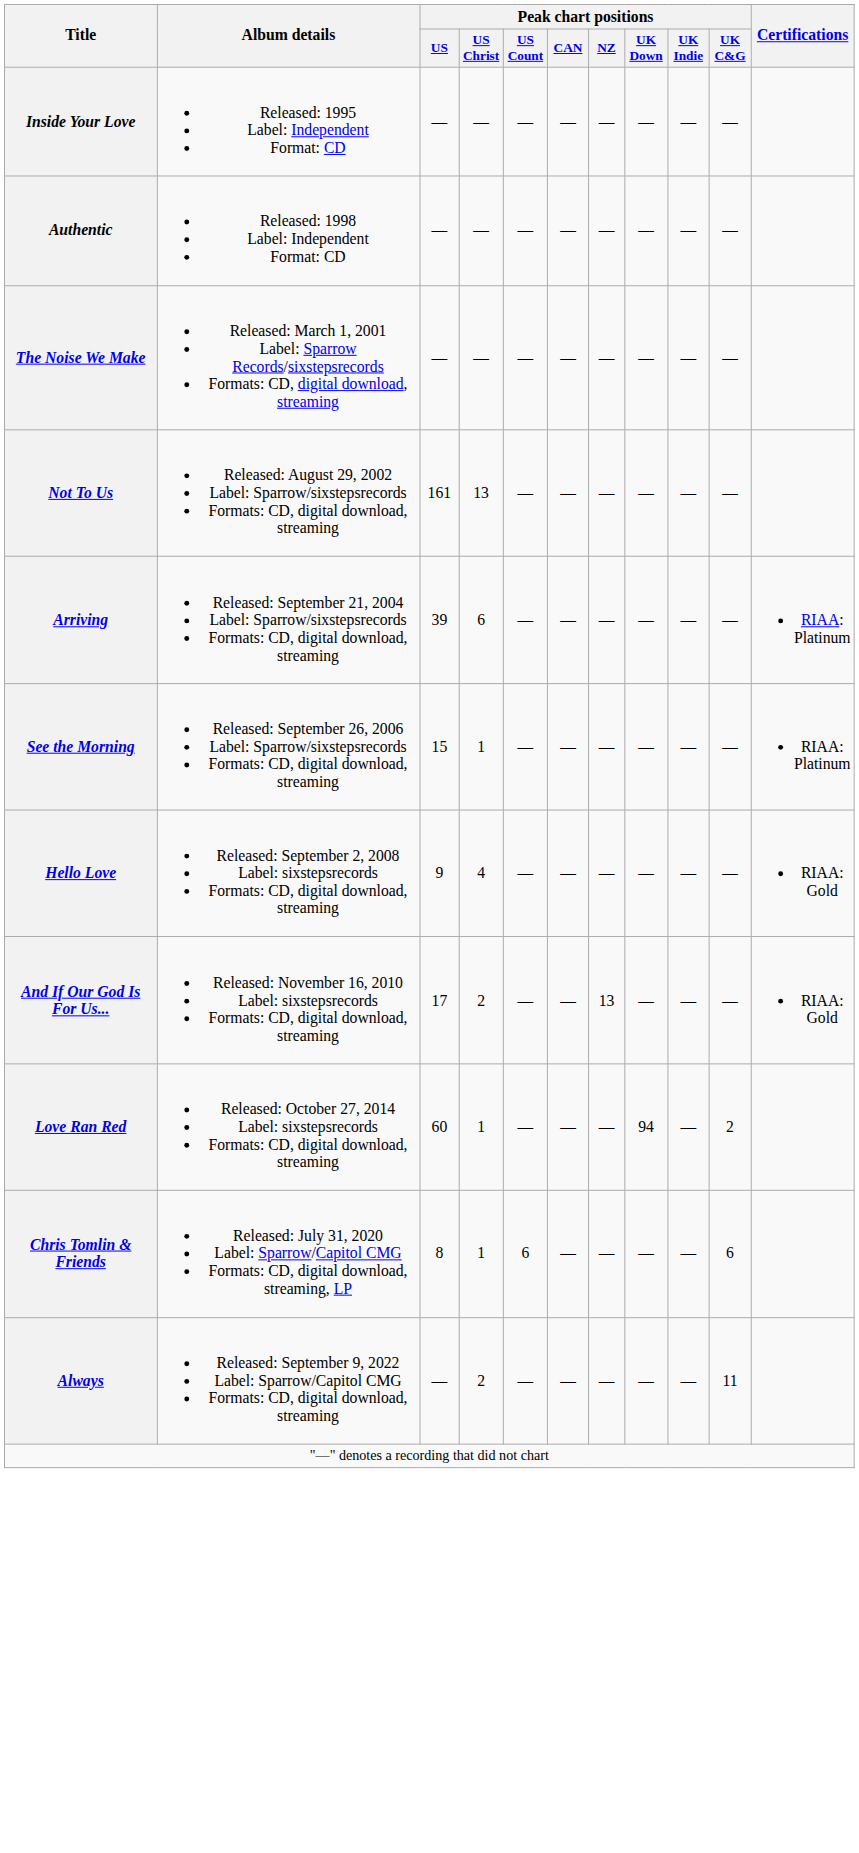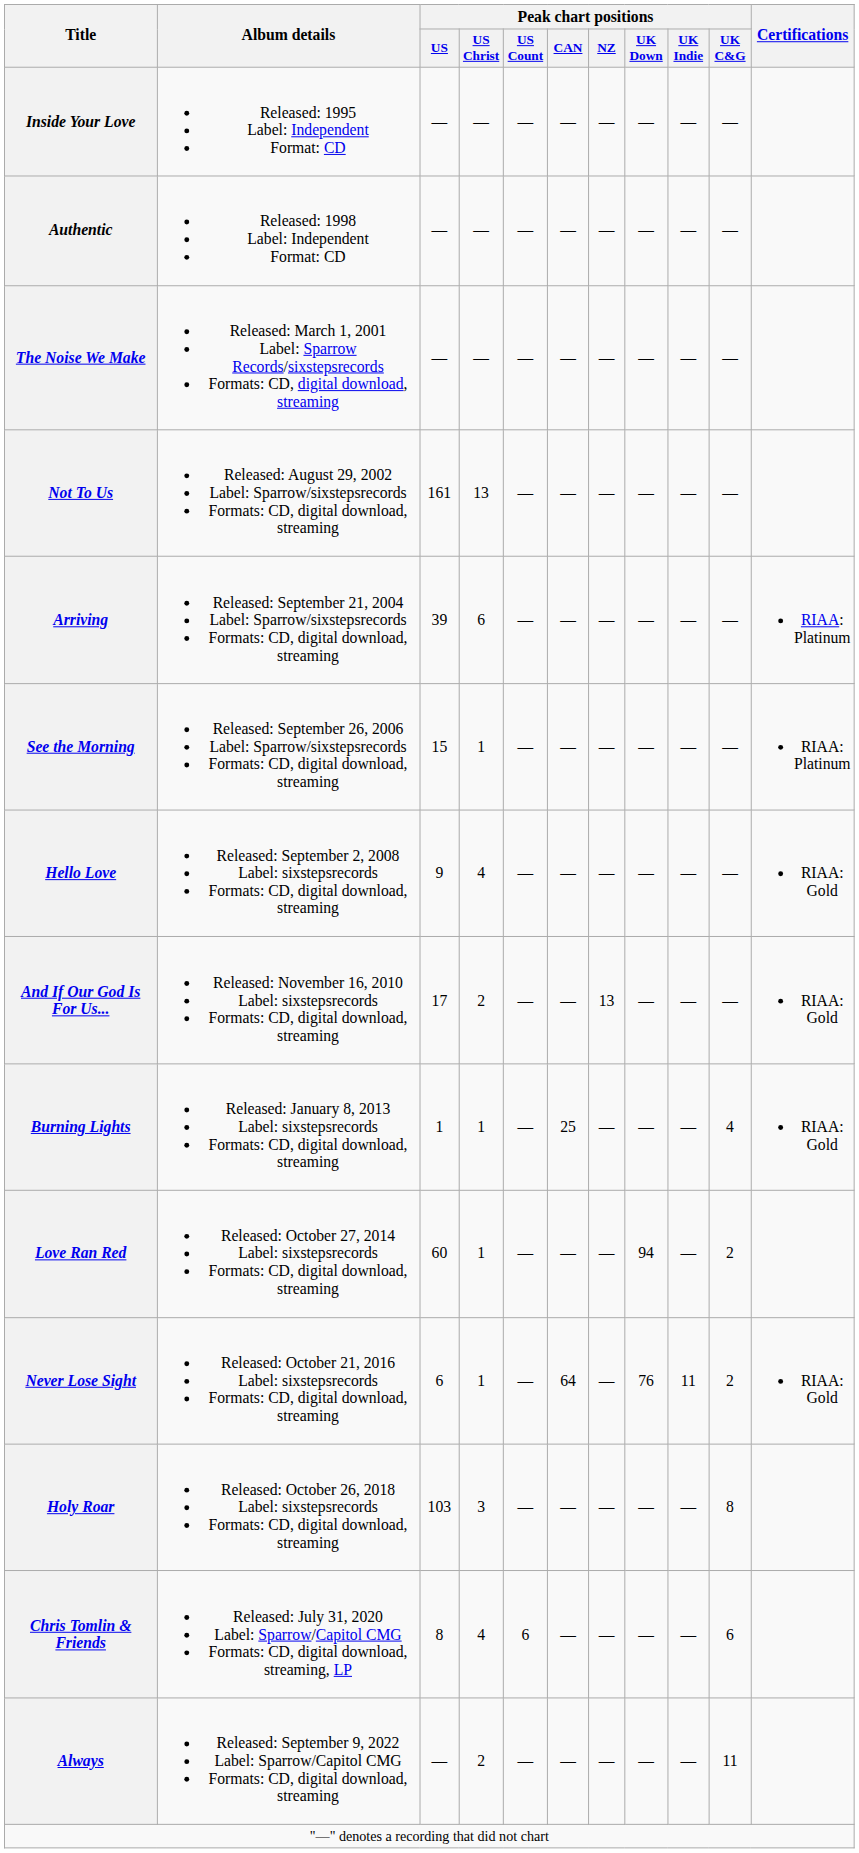+ row: (81, 1127)
+ row: (81, 1380)
+ row: (81, 1507)
(481, 1253) 1 -> (481, 1634) 4
